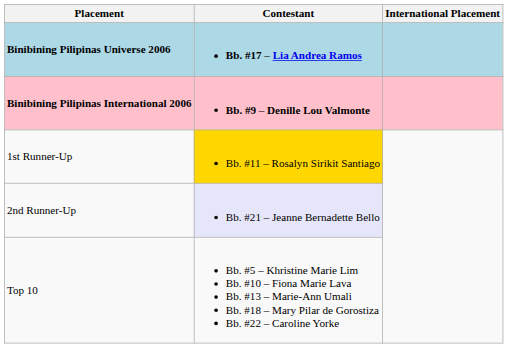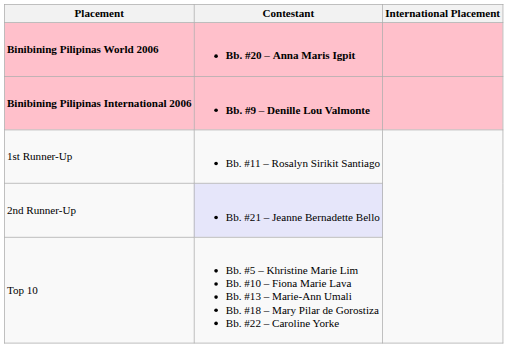- row: (89, 49)
+ row: (83, 49)
(288, 163) gold background -> (288, 163) no background
